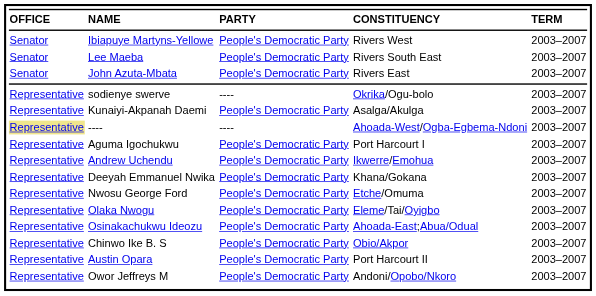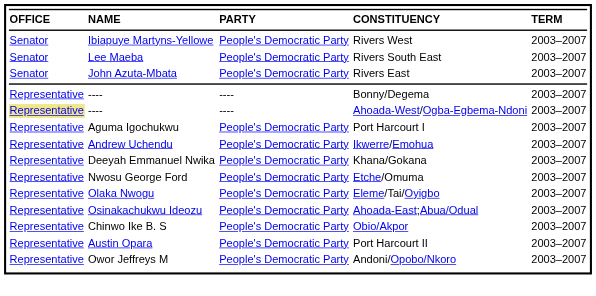+ row: (95, 94)
- row: (129, 94)
- row: (147, 111)
